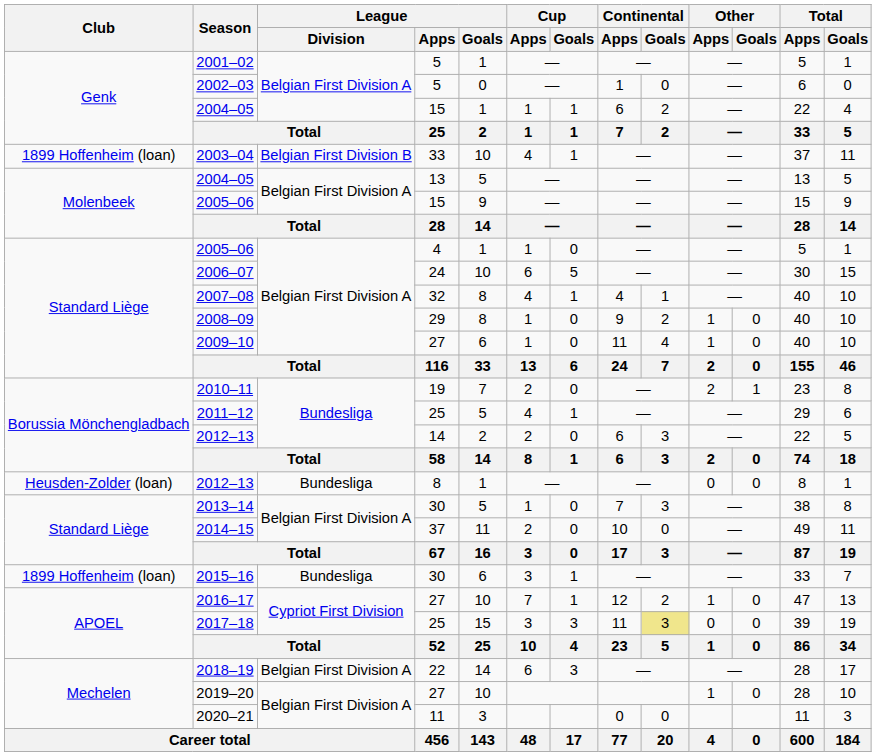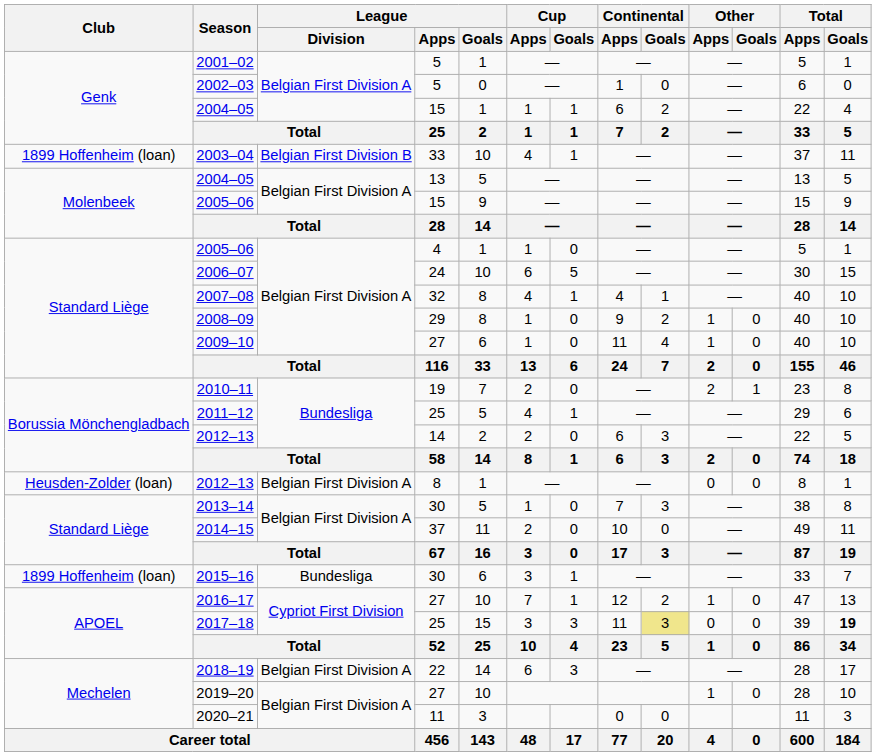(336, 483) Bundesliga -> (336, 483) Belgian First Division A
(848, 623) normal -> (848, 623) bold
